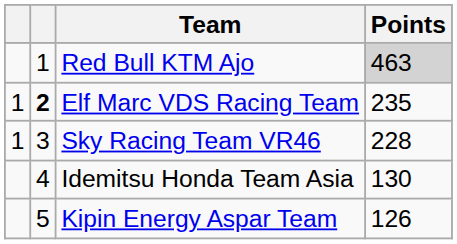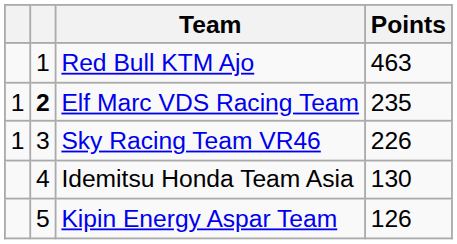(391, 63) lightgrey background -> (391, 63) no background
(391, 140) 228 -> (391, 140) 226
